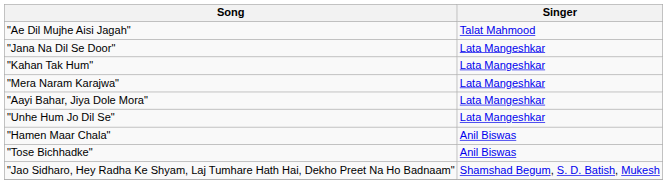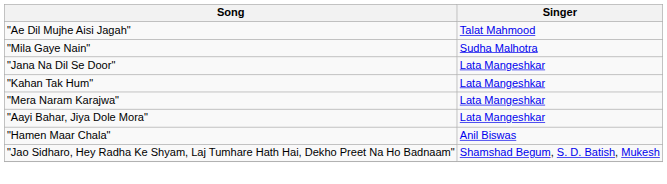+ row: (49, 48)
- row: (61, 118)
- row: (50, 153)
